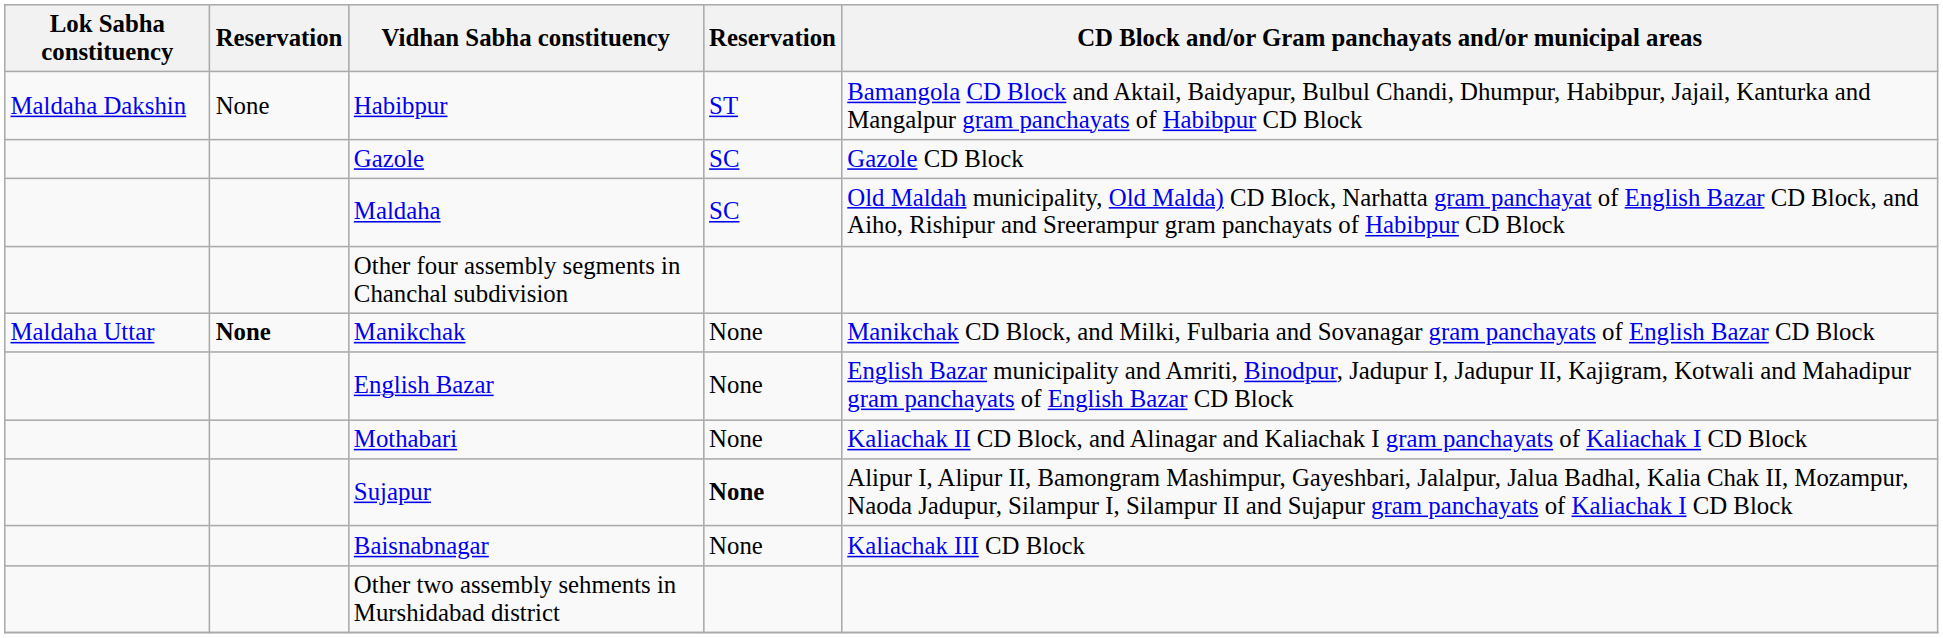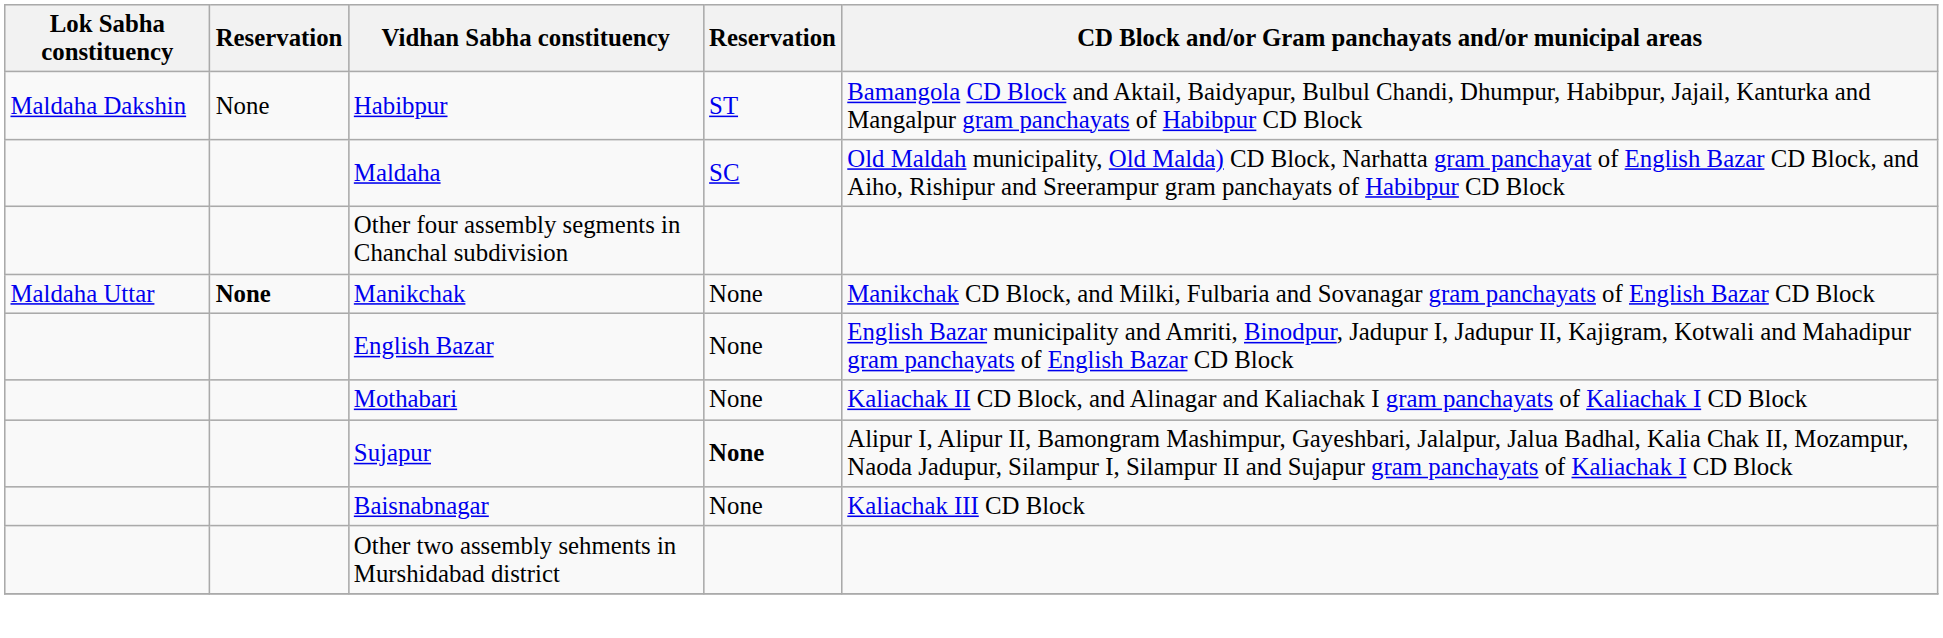- row: (389, 158)
